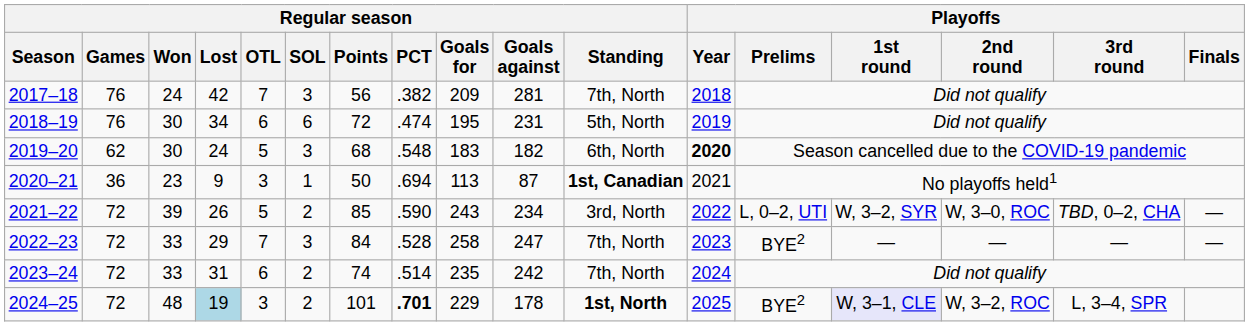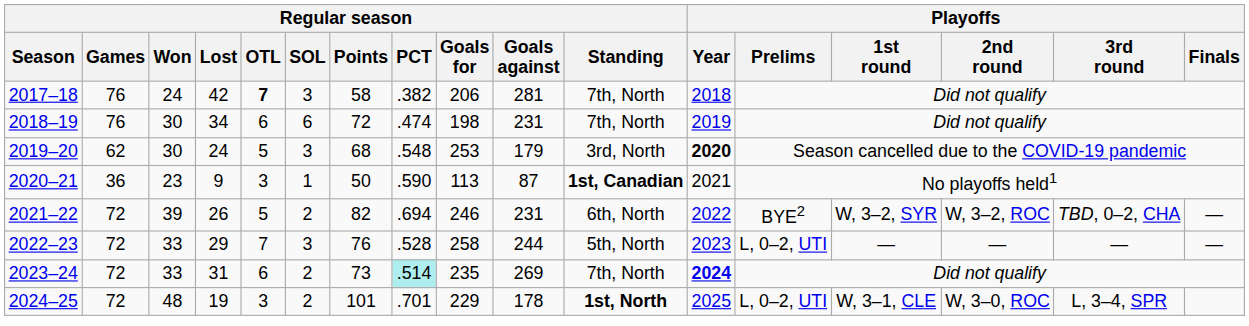(263, 94) normal -> (263, 94) bold
(361, 94) 56 -> (361, 94) 58
(465, 94) 209 -> (465, 94) 206
(465, 123) 195 -> (465, 123) 198
(626, 123) 5th, North -> (626, 123) 7th, North
(465, 151) 183 -> (465, 151) 253
(529, 151) 182 -> (529, 151) 179
(626, 151) 6th, North -> (626, 151) 3rd, North
(414, 181) .694 -> (414, 181) .590
(361, 212) 85 -> (361, 214) 82
(414, 212) .590 -> (414, 214) .694
(465, 212) 243 -> (465, 214) 246
(529, 212) 234 -> (529, 214) 231
(626, 212) 3rd, North -> (626, 214) 6th, North
(783, 212) L, 0–2, UTI -> (783, 214) BYE2
(997, 212) W, 3–0, ROC -> (997, 214) W, 3–2, ROC
(361, 242) 84 -> (361, 245) 76
(529, 242) 247 -> (529, 245) 244
(626, 242) 7th, North -> (626, 245) 5th, North
(783, 242) BYE2 -> (783, 245) L, 0–2, UTI
(361, 273) 74 -> (361, 273) 73
(414, 273) no background -> (414, 273) paleturquoise background
(529, 273) 242 -> (529, 273) 269
(711, 273) normal -> (711, 273) bold
(218, 304) lightblue background -> (218, 301) no background
(414, 304) bold -> (414, 301) normal
(783, 304) BYE2 -> (783, 301) L, 0–2, UTI
(886, 304) lavender background -> (886, 301) no background
(997, 304) W, 3–2, ROC -> (997, 301) W, 3–0, ROC
